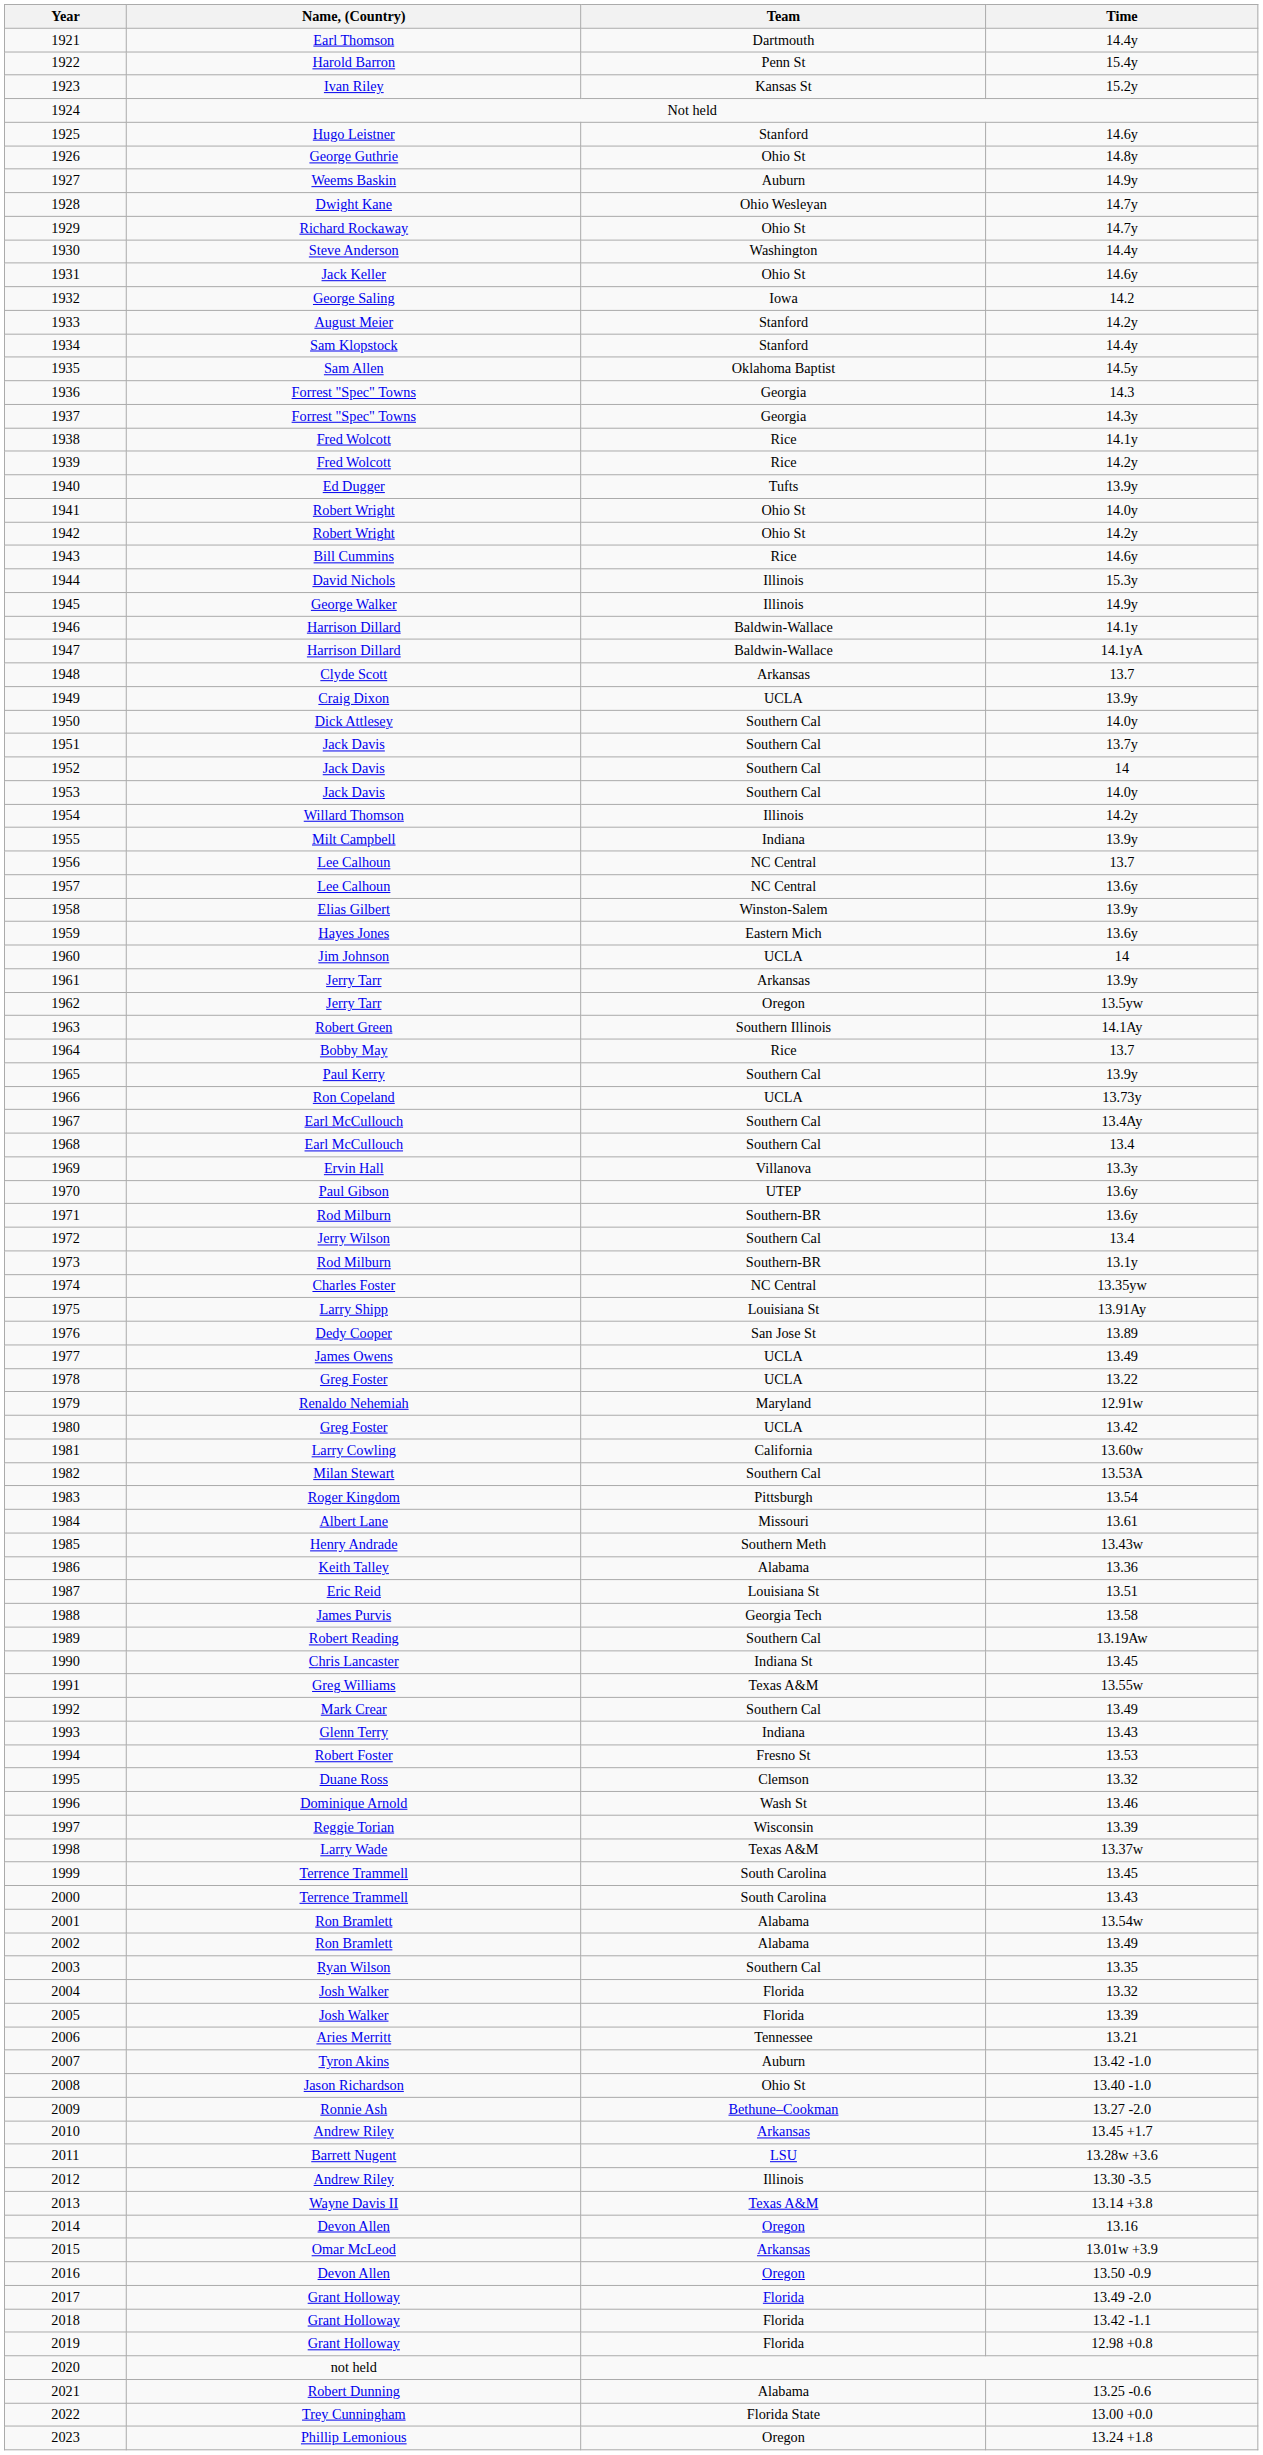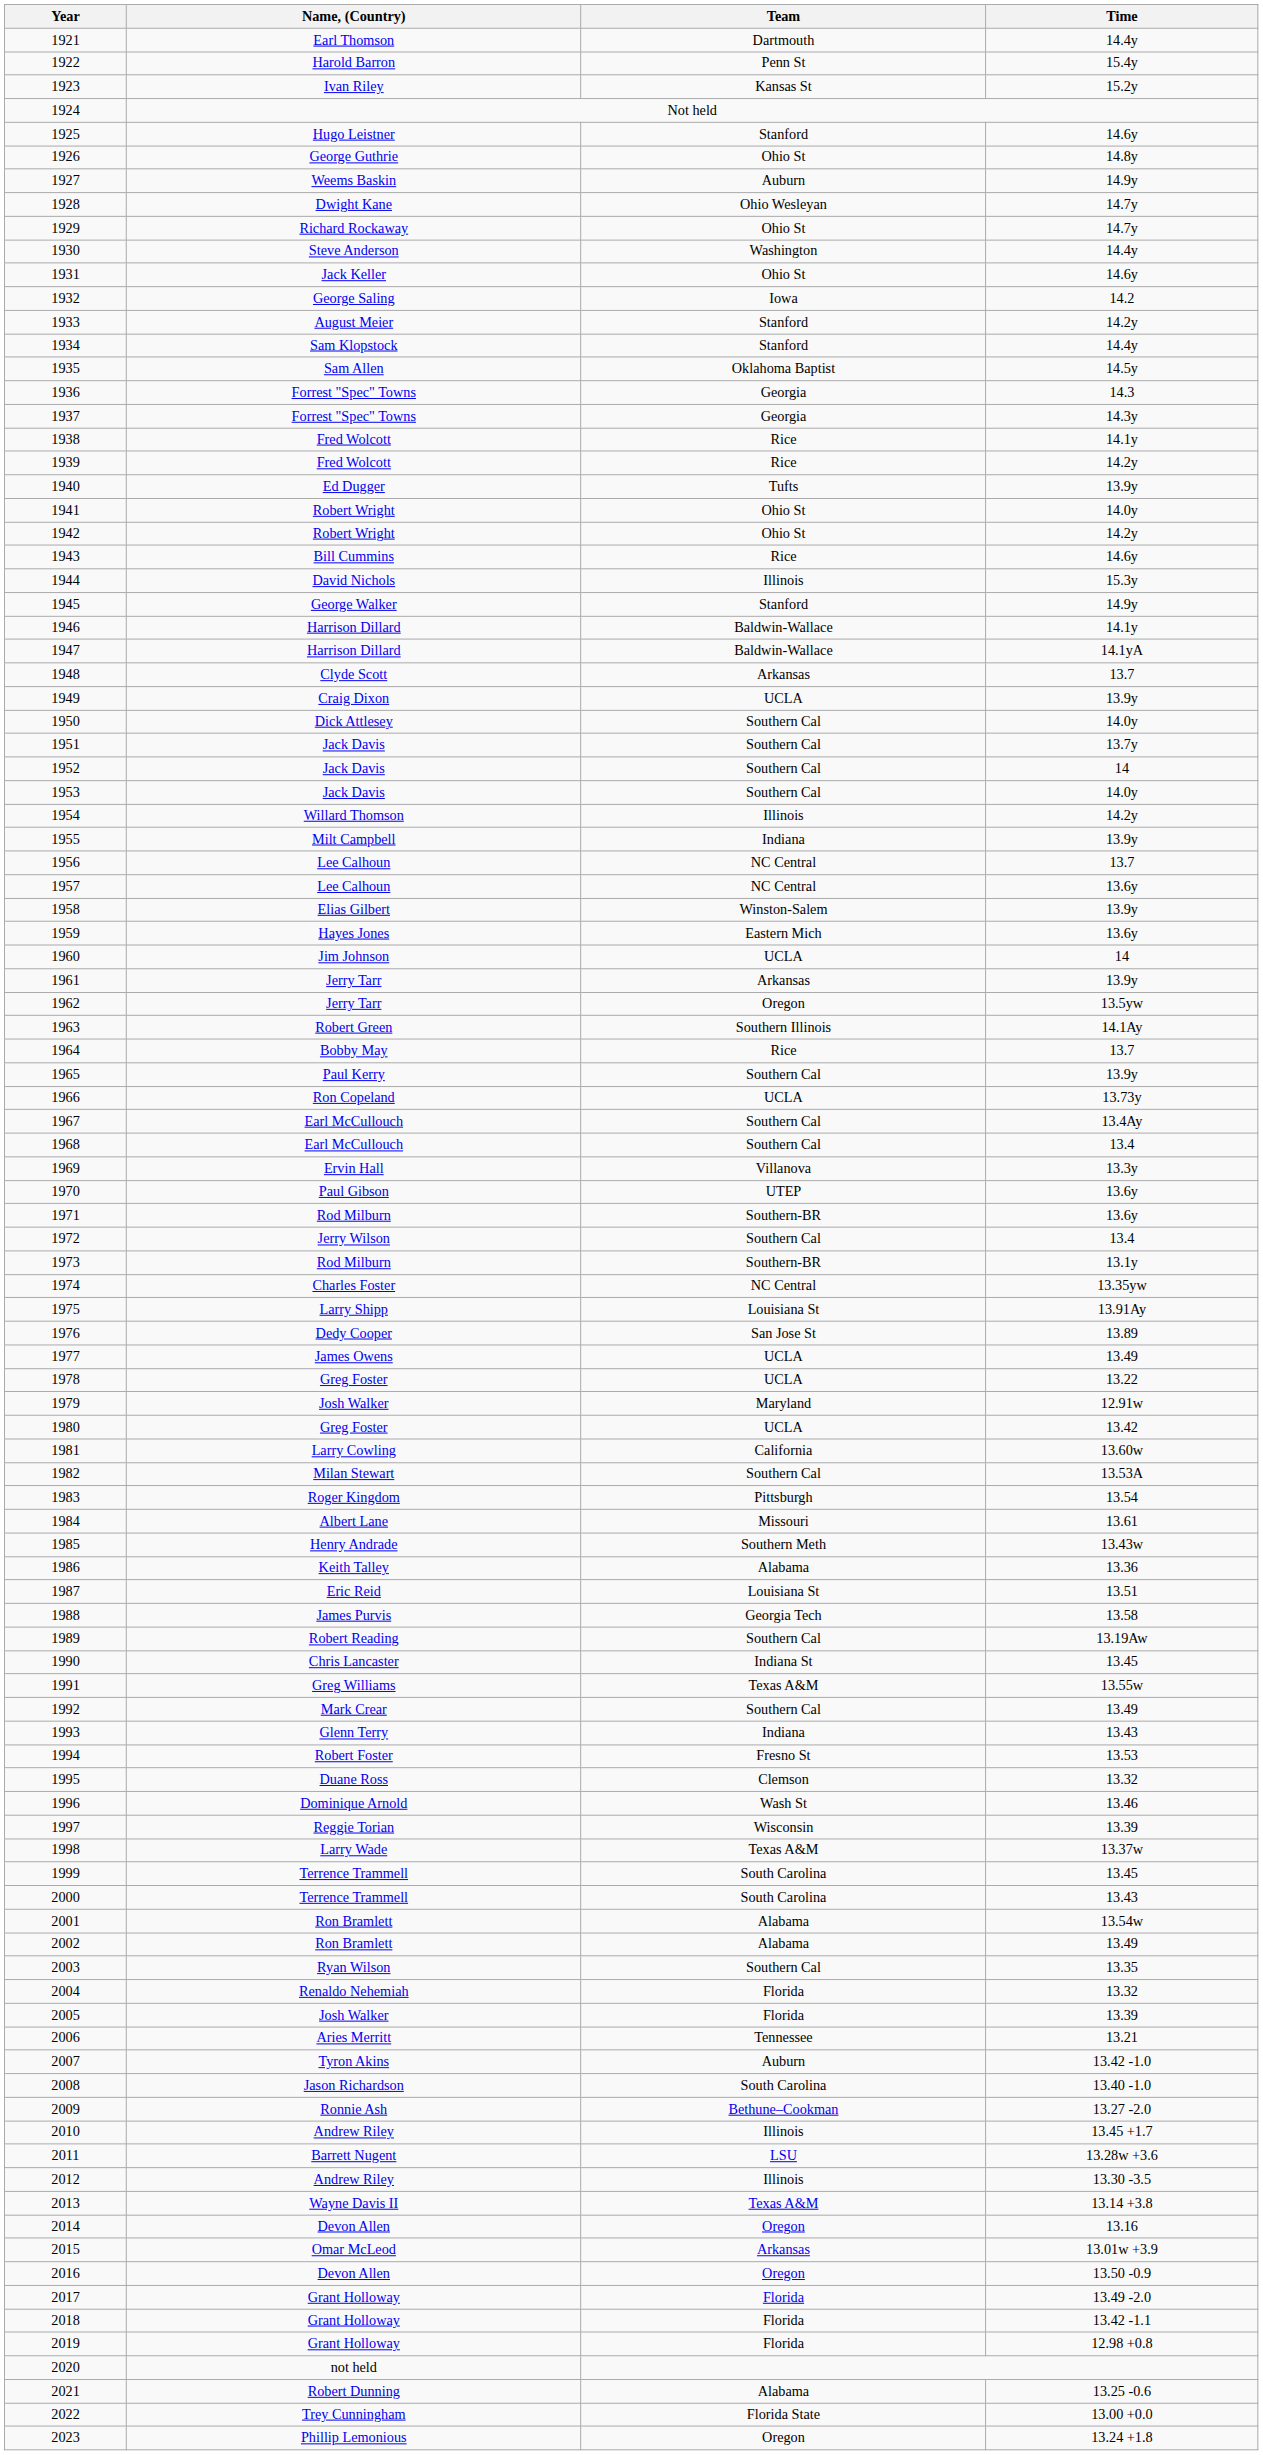(783, 604) Illinois -> (783, 604) Stanford
(354, 1403) Renaldo Nehemiah -> (354, 1403) Josh Walker
(354, 1991) Josh Walker -> (354, 1991) Renaldo Nehemiah
(783, 2085) Ohio St -> (783, 2085) South Carolina
(783, 2132) Arkansas -> (783, 2132) Illinois
